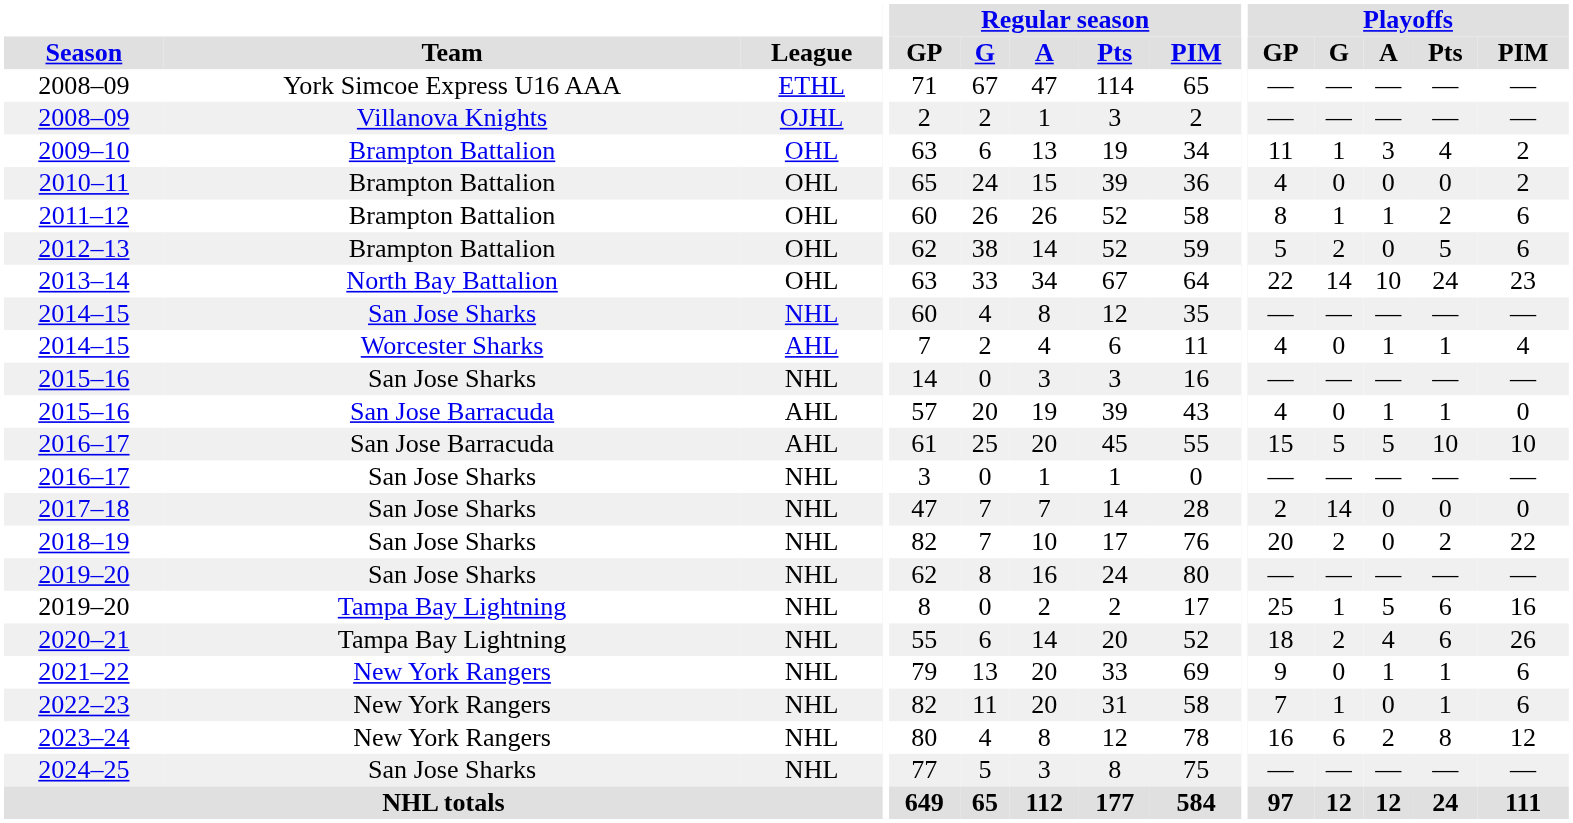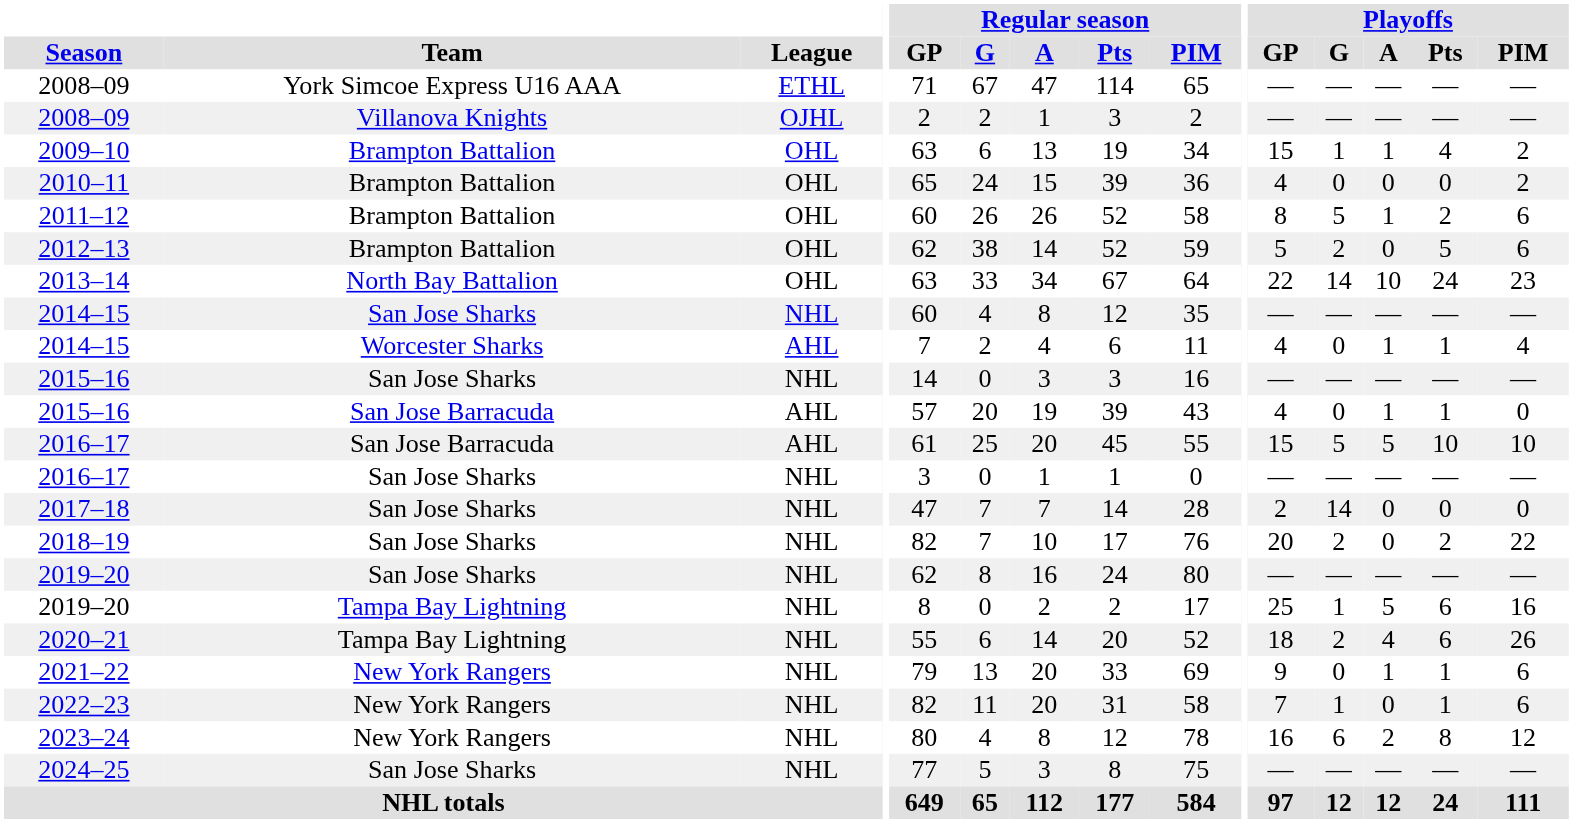(1281, 150) 11 -> (1281, 150) 15
(1388, 150) 3 -> (1388, 150) 1
(1339, 215) 1 -> (1339, 215) 5
